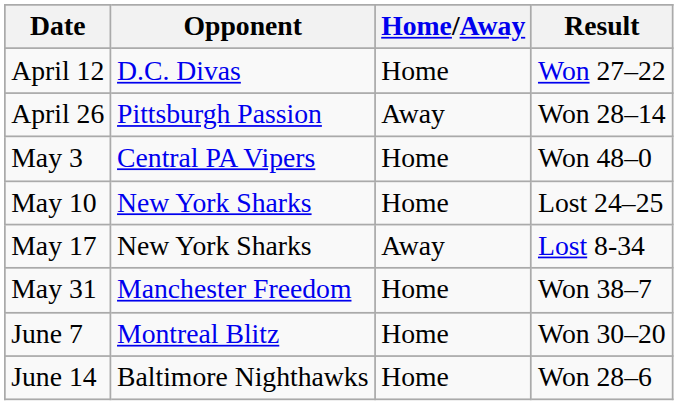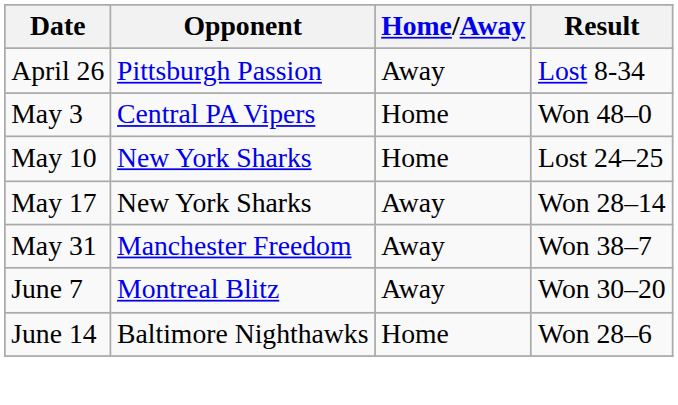- row: (58, 70)
(602, 114) Won 28–14 -> (591, 70) Lost 8-34
(591, 245) Lost 8-34 -> (602, 202) Won 28–14
(415, 289) Home -> (413, 245) Away
(415, 333) Home -> (413, 289) Away
